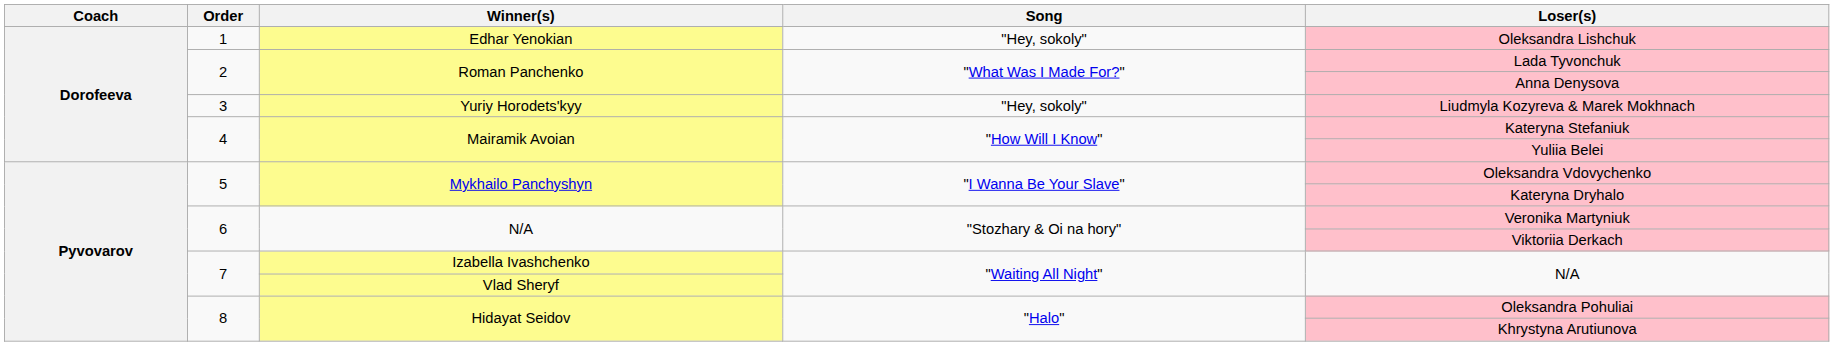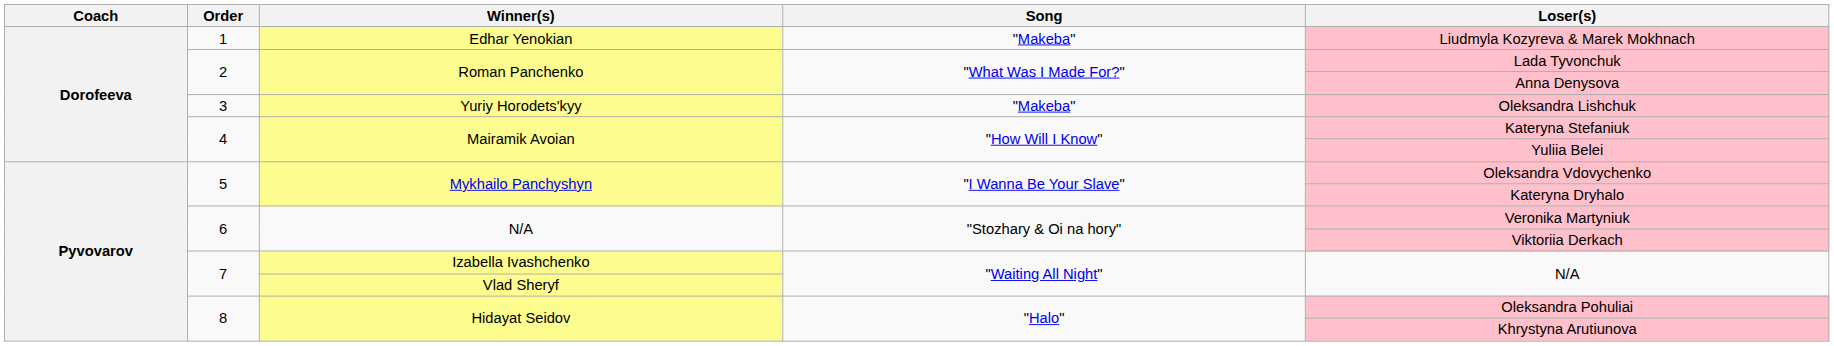(1044, 38) "Hey, sokoly" -> (1044, 38) "Makeba"
(1567, 38) Oleksandra Lishchuk -> (1567, 38) Liudmyla Kozyreva & Marek Mokhnach
(1044, 105) "Hey, sokoly" -> (1044, 105) "Makeba"
(1567, 105) Liudmyla Kozyreva & Marek Mokhnach -> (1567, 105) Oleksandra Lishchuk
